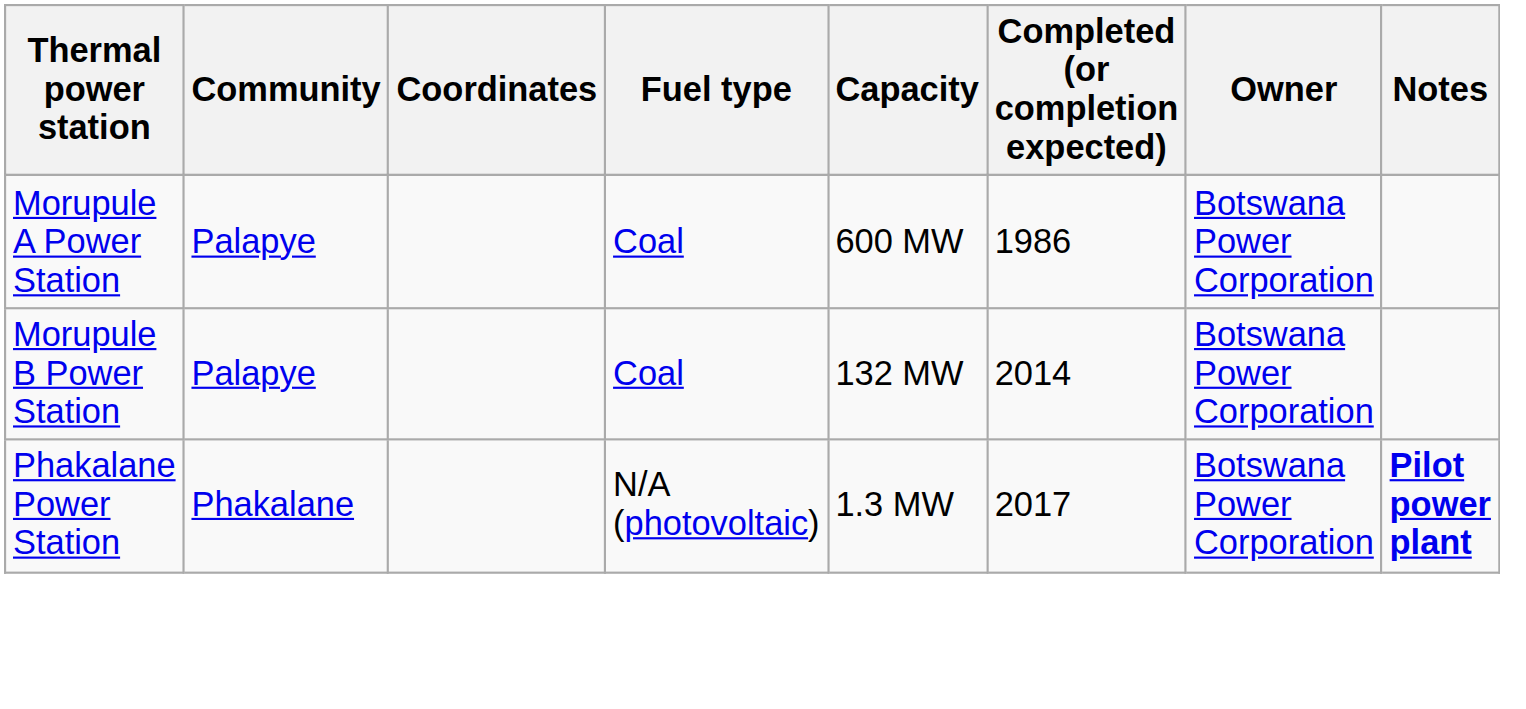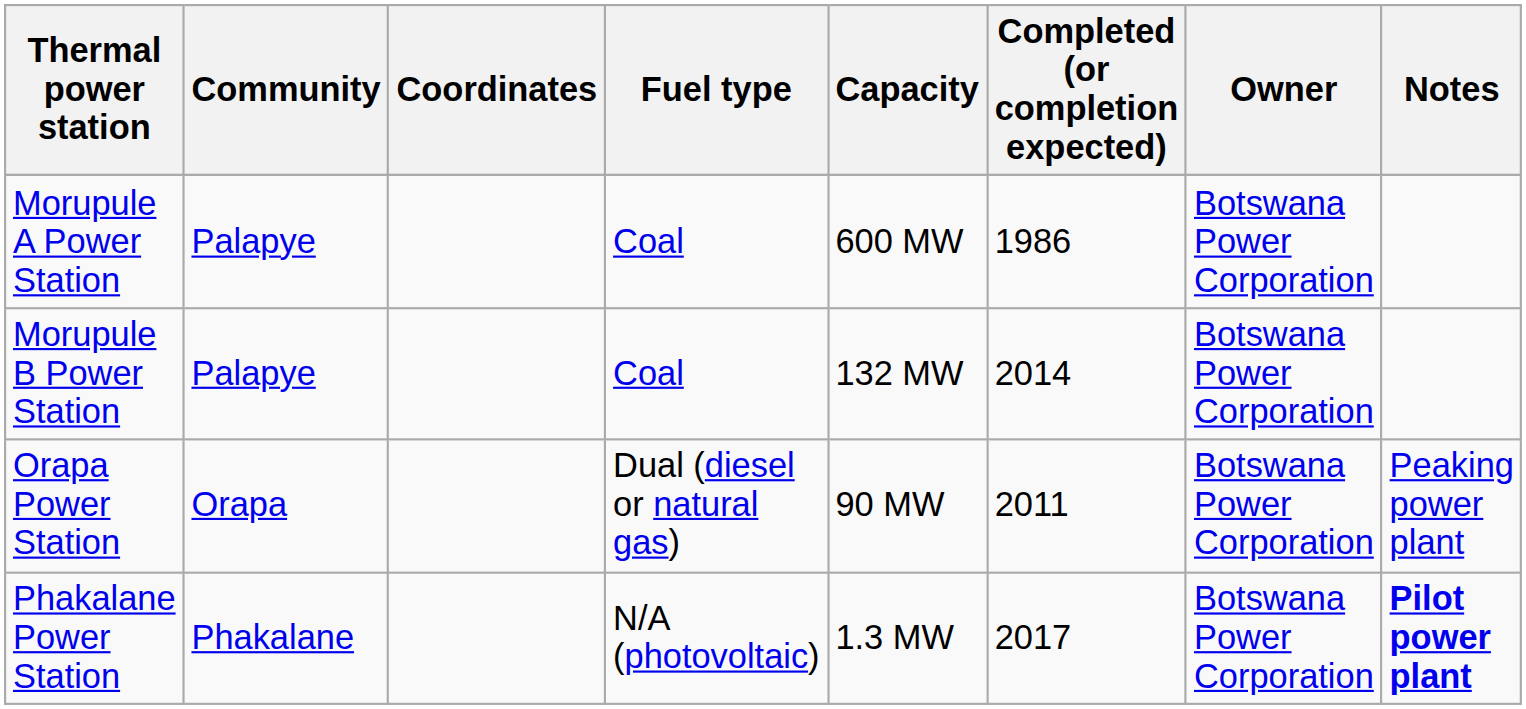+ row: (67, 505)
